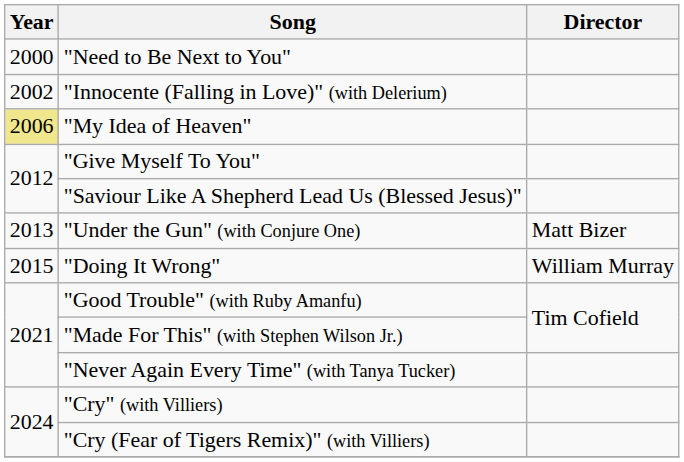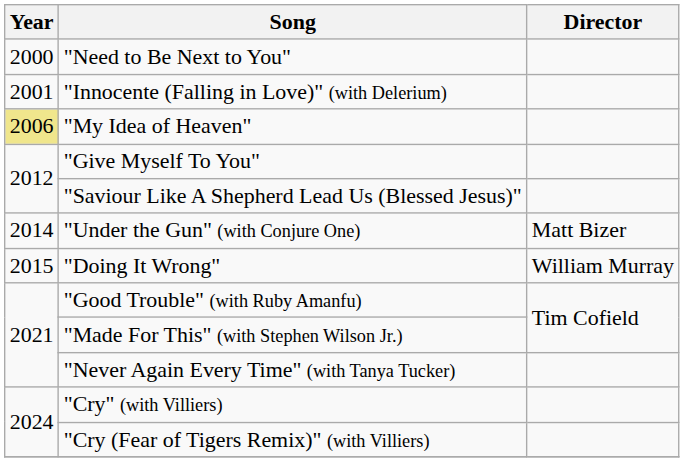(32, 91) 2002 -> (32, 91) 2001
(32, 230) 2013 -> (32, 230) 2014
